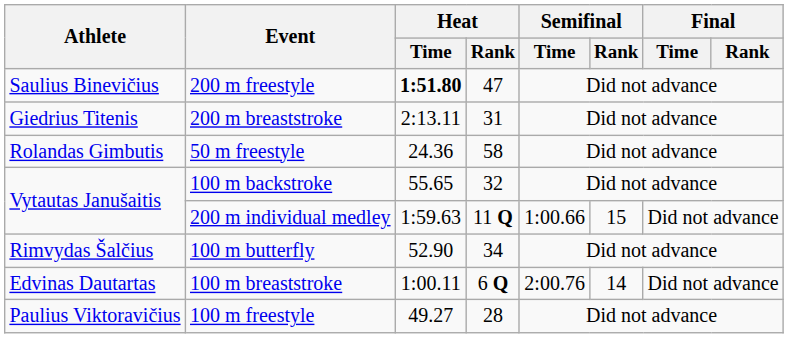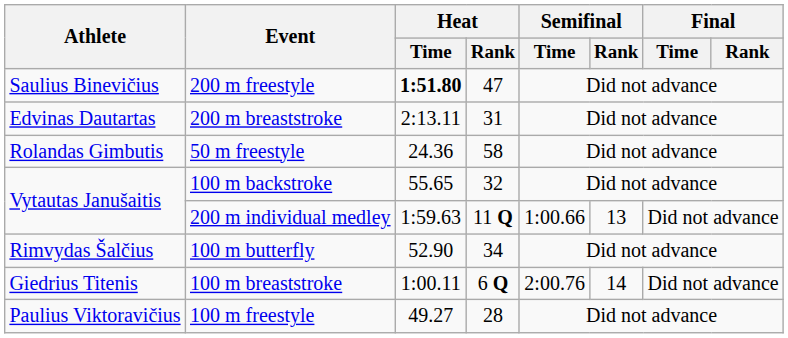(74, 118) Giedrius Titenis -> (82, 118) Edvinas Dautartas
(616, 217) 15 -> (616, 217) 13
(82, 283) Edvinas Dautartas -> (74, 283) Giedrius Titenis
